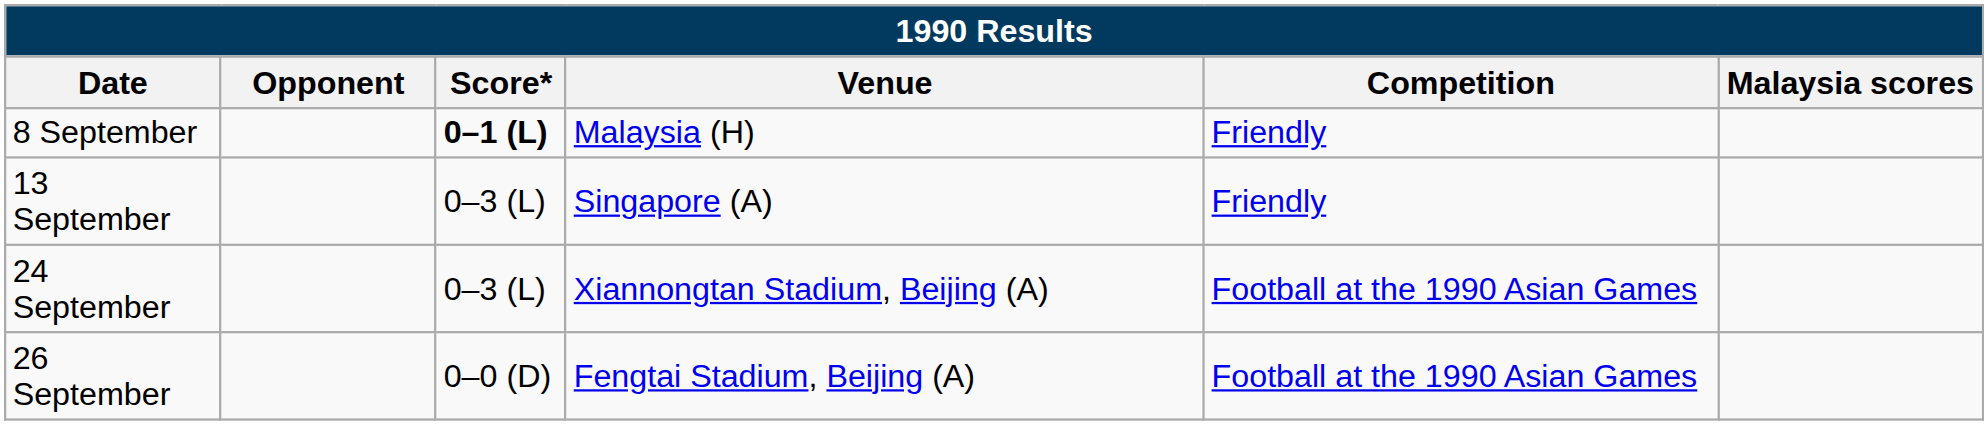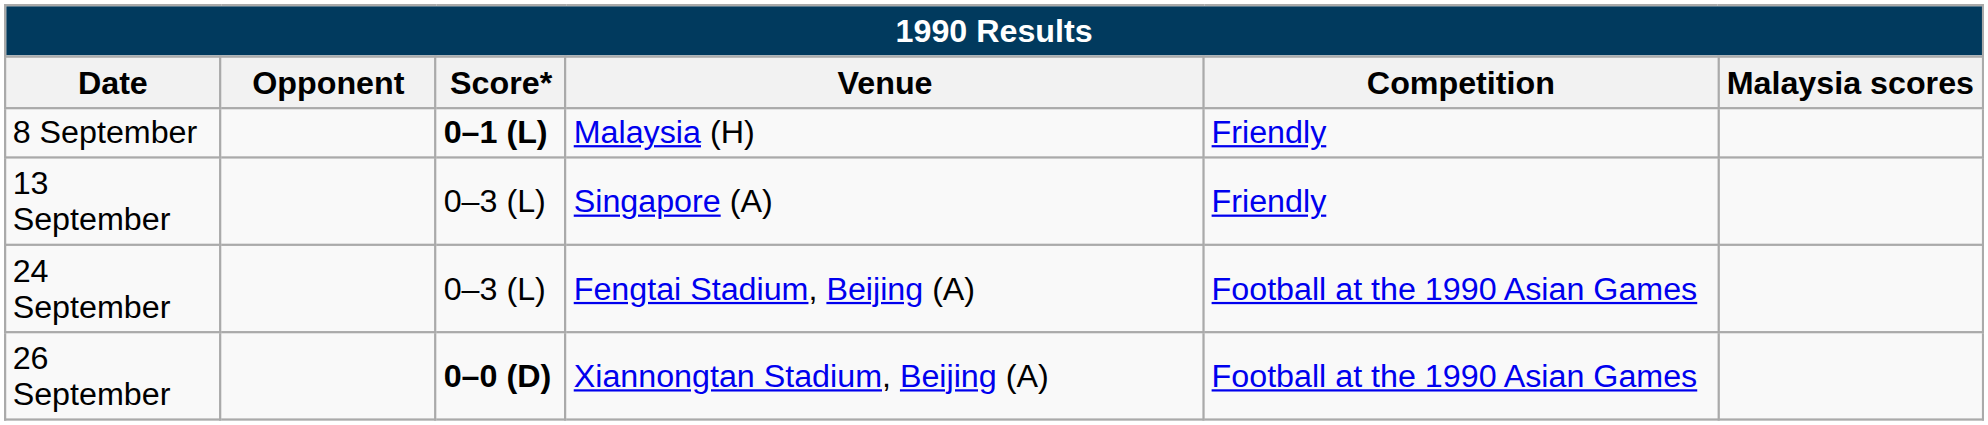(811, 289) Xiannongtan Stadium, Beijing (A) -> (774, 289) Fengtai Stadium, Beijing (A)
(497, 375) normal -> (497, 375) bold
(774, 375) Fengtai Stadium, Beijing (A) -> (811, 375) Xiannongtan Stadium, Beijing (A)
